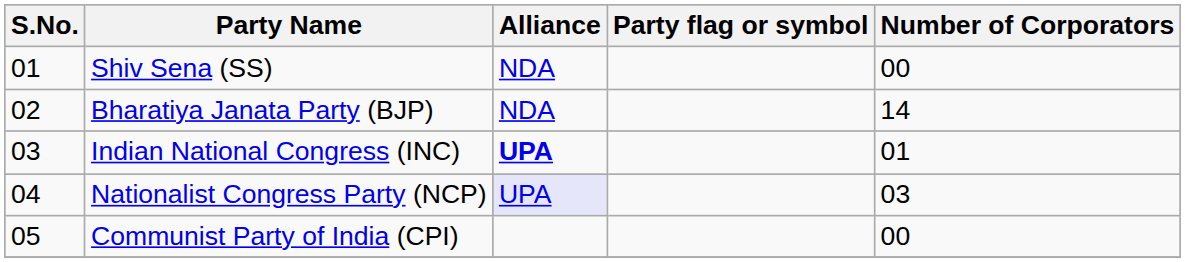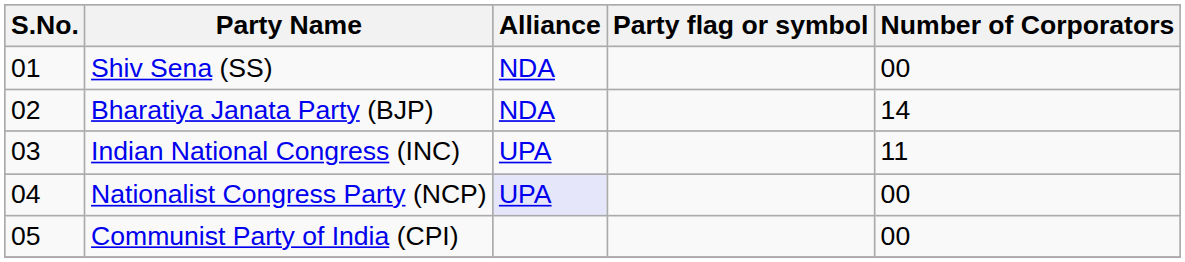(526, 151) bold -> (525, 151) normal
(895, 151) 01 -> (894, 151) 11
(895, 194) 03 -> (895, 194) 00
